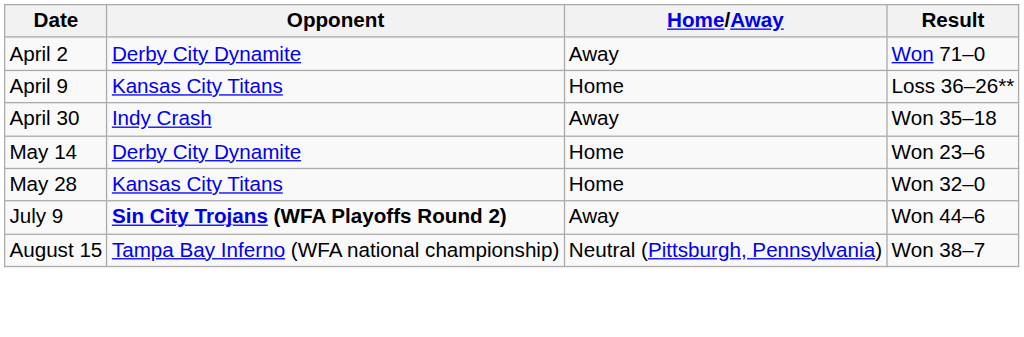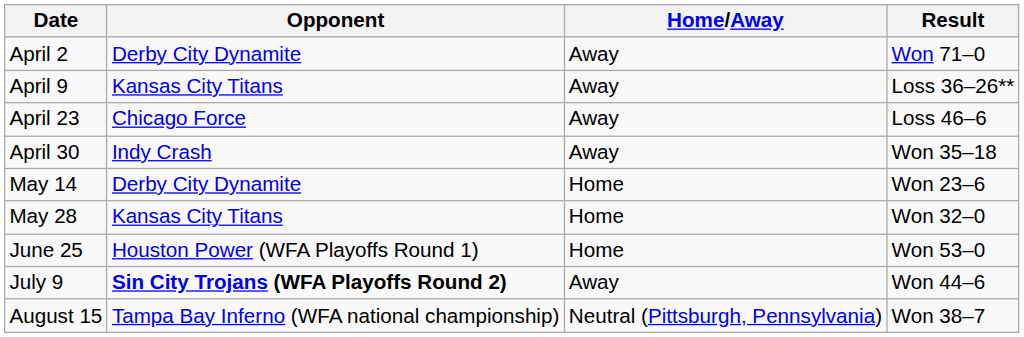(596, 86) Home -> (594, 86) Away
+ row: (44, 119)
+ row: (46, 250)
